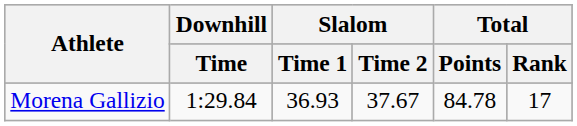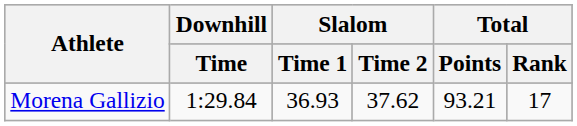(393, 101) 37.67 -> (393, 101) 37.62
(470, 101) 84.78 -> (470, 101) 93.21
